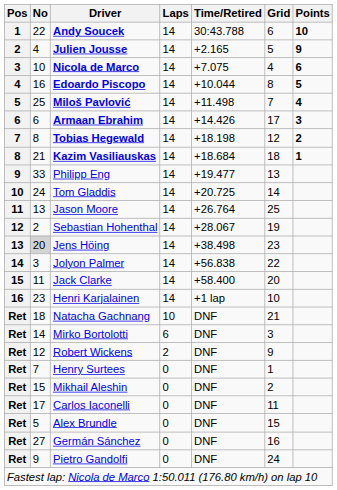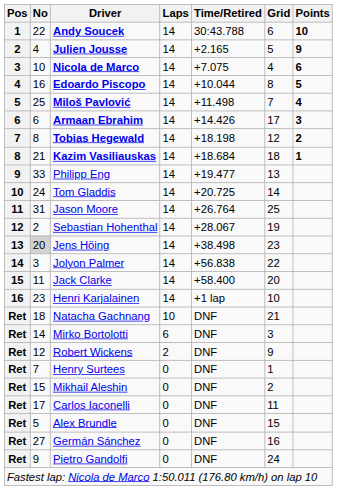(39, 209) 13 -> (39, 209) 31
